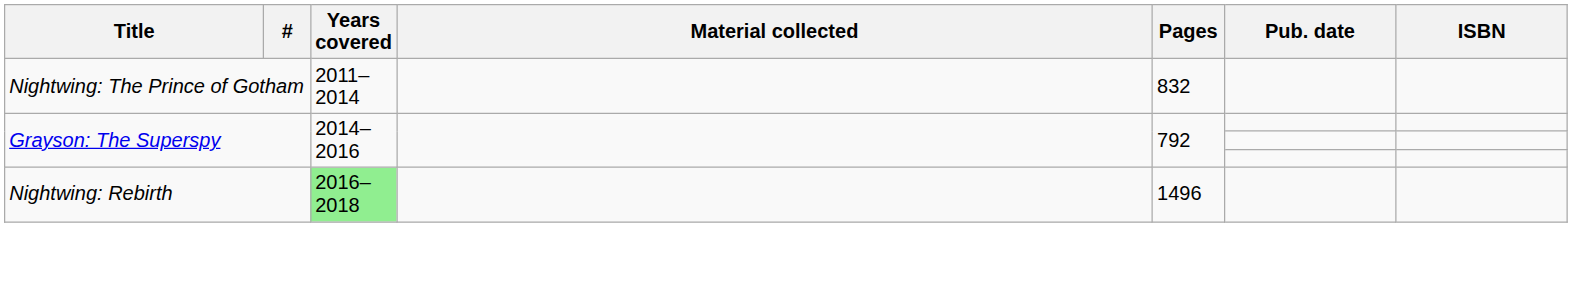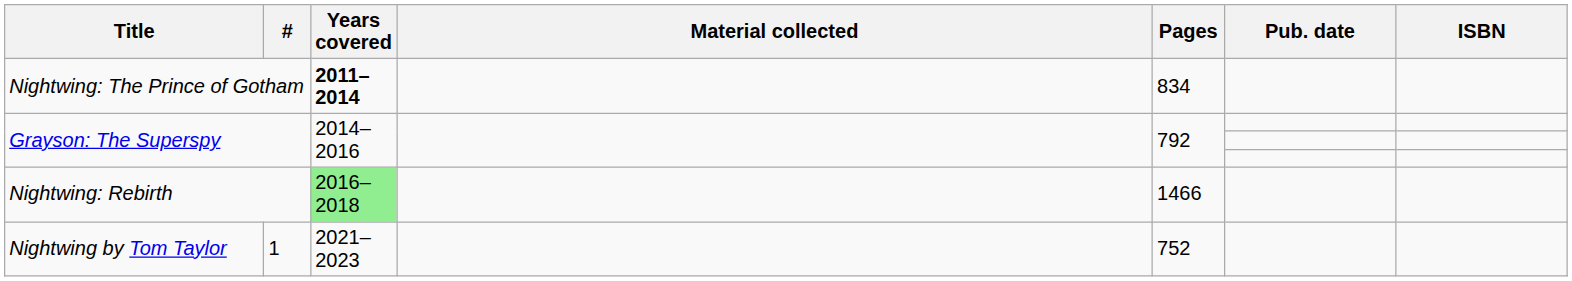(342, 85) normal -> (342, 85) bold
(1174, 85) 832 -> (1174, 85) 834
(1179, 194) 1496 -> (1179, 194) 1466
+ row: (118, 248)
